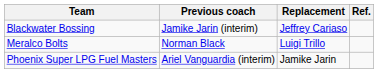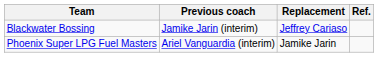- row: (37, 44)
